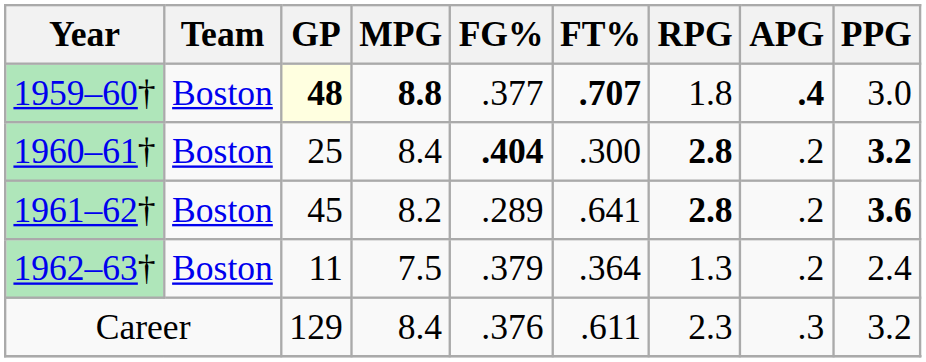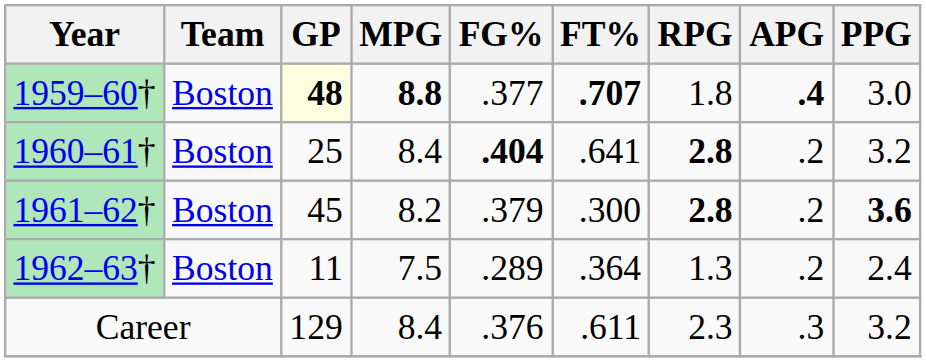(610, 151) .300 -> (610, 151) .641
(890, 151) bold -> (890, 151) normal
(512, 209) .289 -> (512, 209) .379
(610, 209) .641 -> (610, 209) .300
(512, 268) .379 -> (512, 268) .289
